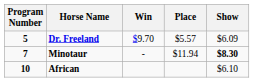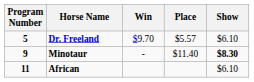(228, 39) $6.09 -> (228, 39) $6.10
(25, 54) 7 -> (25, 54) 9
(185, 54) $11.94 -> (185, 54) $11.40
(25, 69) 10 -> (25, 69) 11
